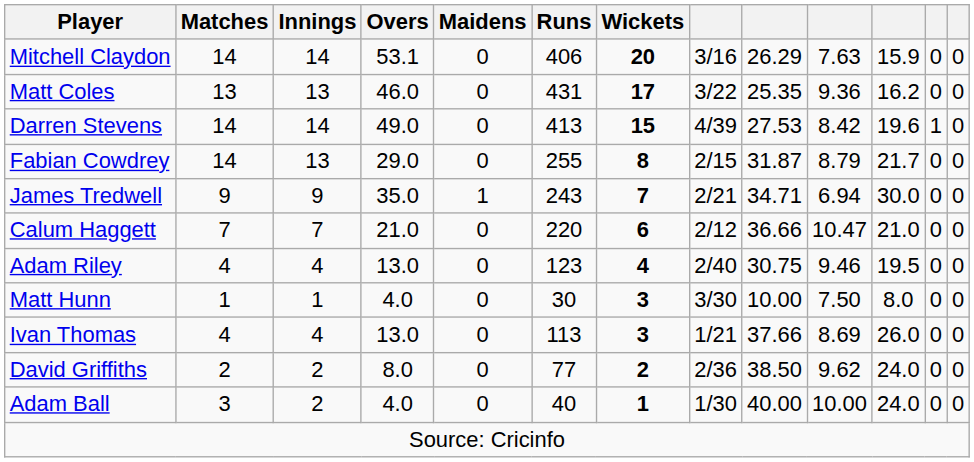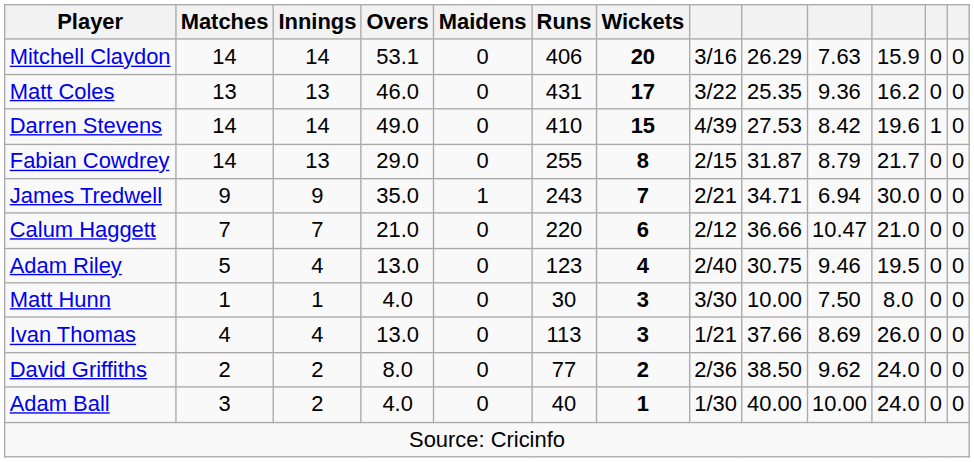(564, 126) 413 -> (564, 126) 410
(225, 265) 4 -> (225, 265) 5
